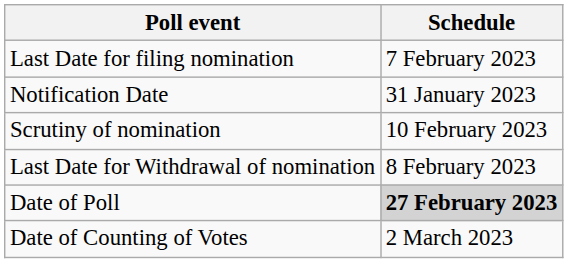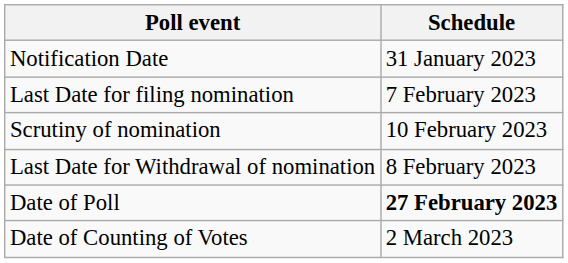rows swapped: (89, 94) <-> (152, 58)
(471, 202) lightgrey background -> (471, 202) no background
